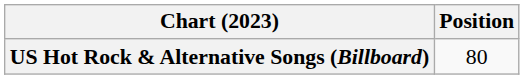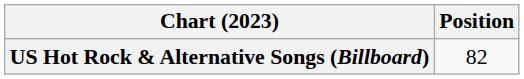(477, 56) 80 -> (477, 56) 82
